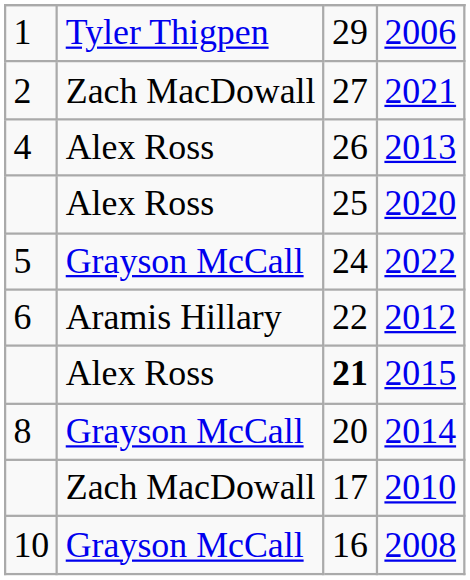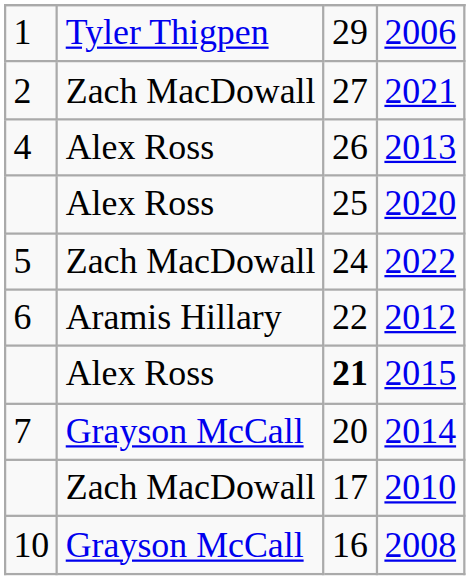(185, 260) Grayson McCall -> (191, 260) Zach MacDowall
(22, 430) 8 -> (22, 430) 7
